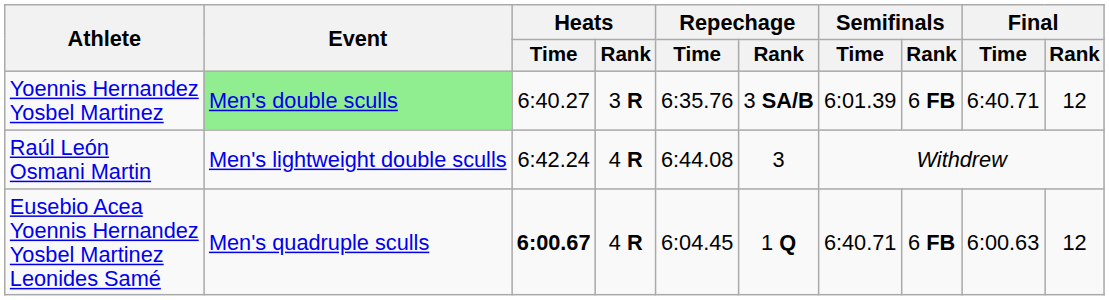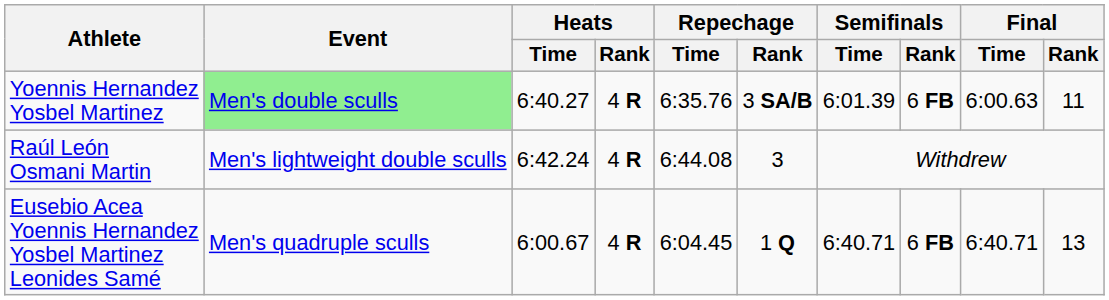(626, 101) 3 R -> (625, 101) 4 R
(1003, 101) 6:40.71 -> (1002, 101) 6:00.63
(1074, 101) 12 -> (1073, 101) 11
(554, 242) bold -> (553, 242) normal
(1003, 242) 6:00.63 -> (1002, 242) 6:40.71
(1074, 242) 12 -> (1073, 242) 13
